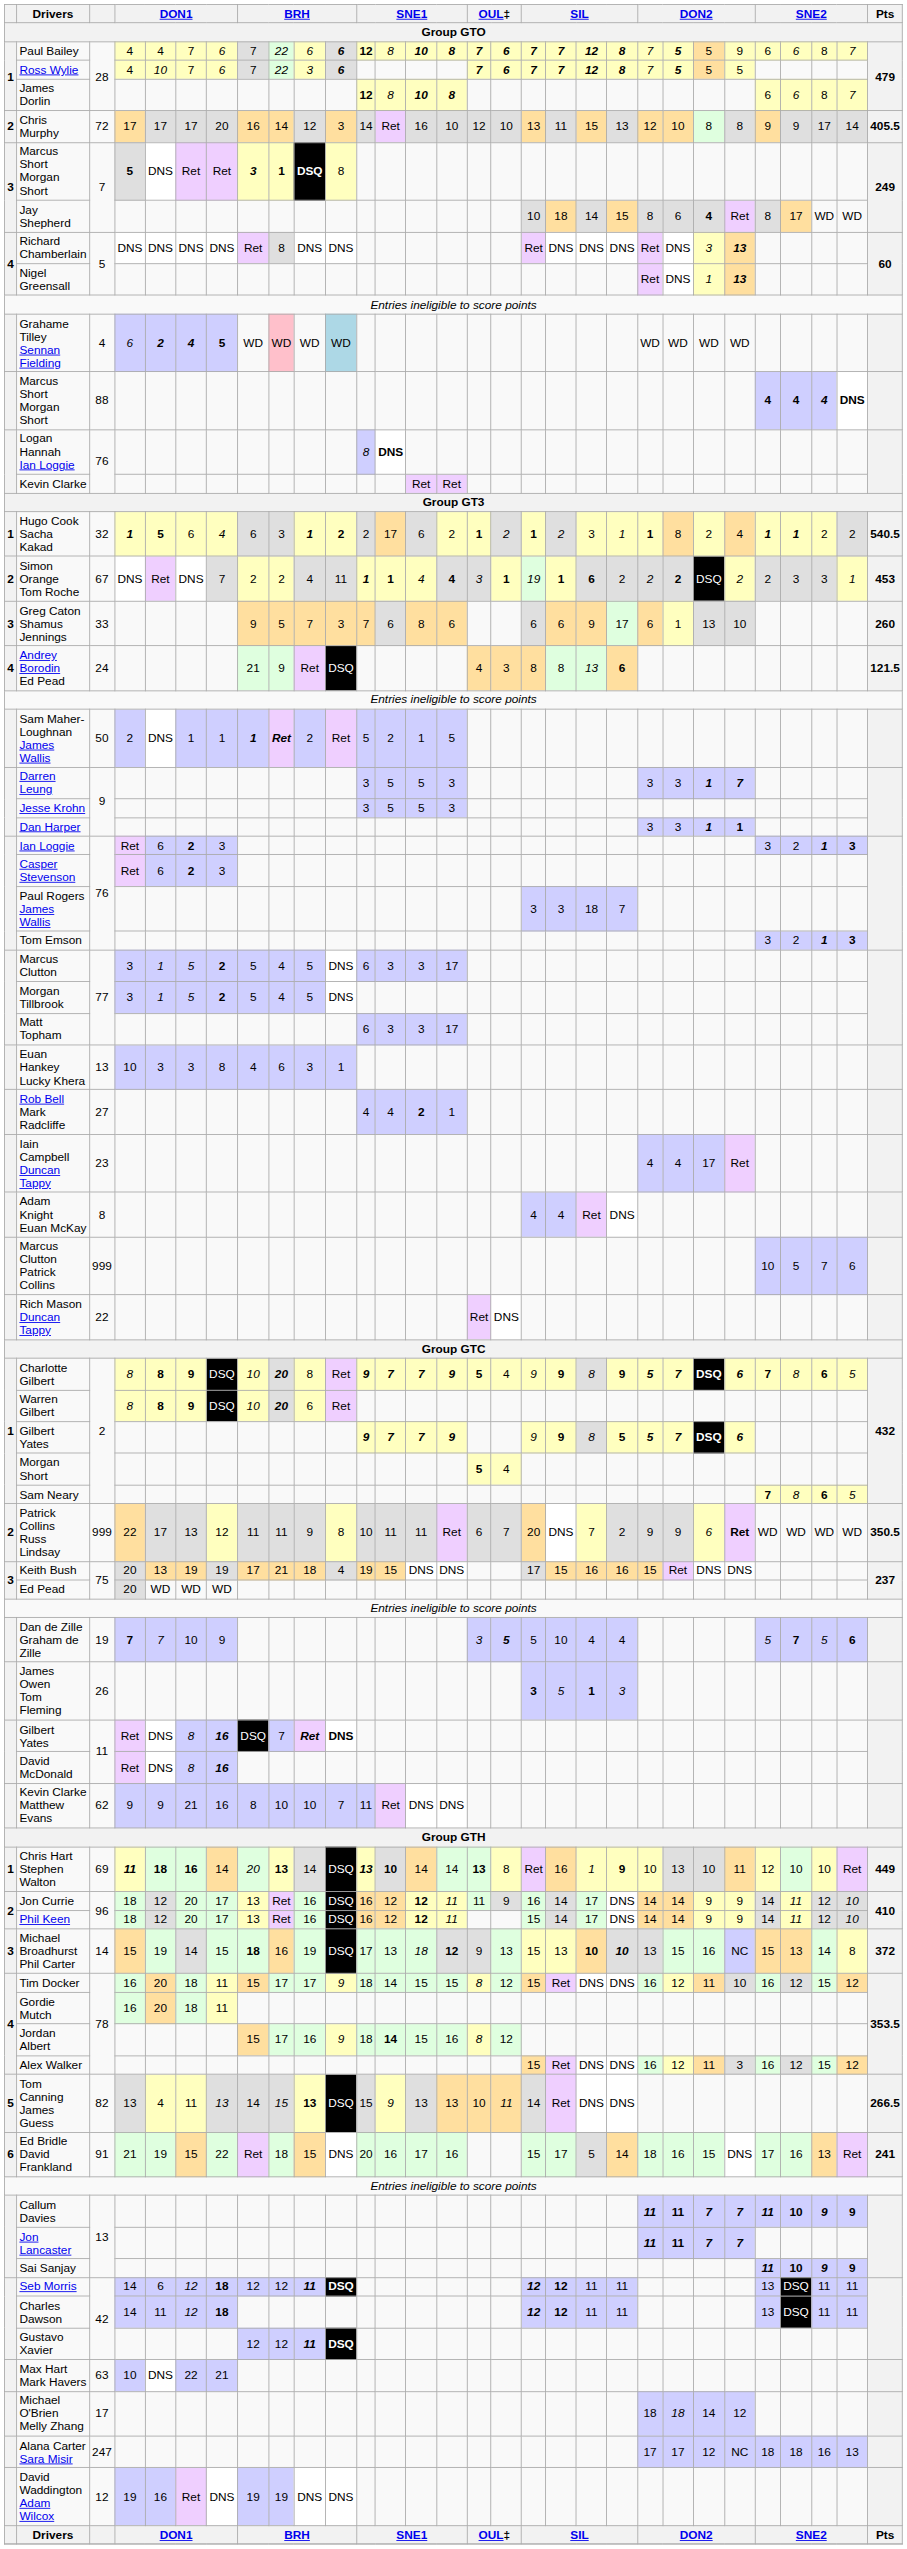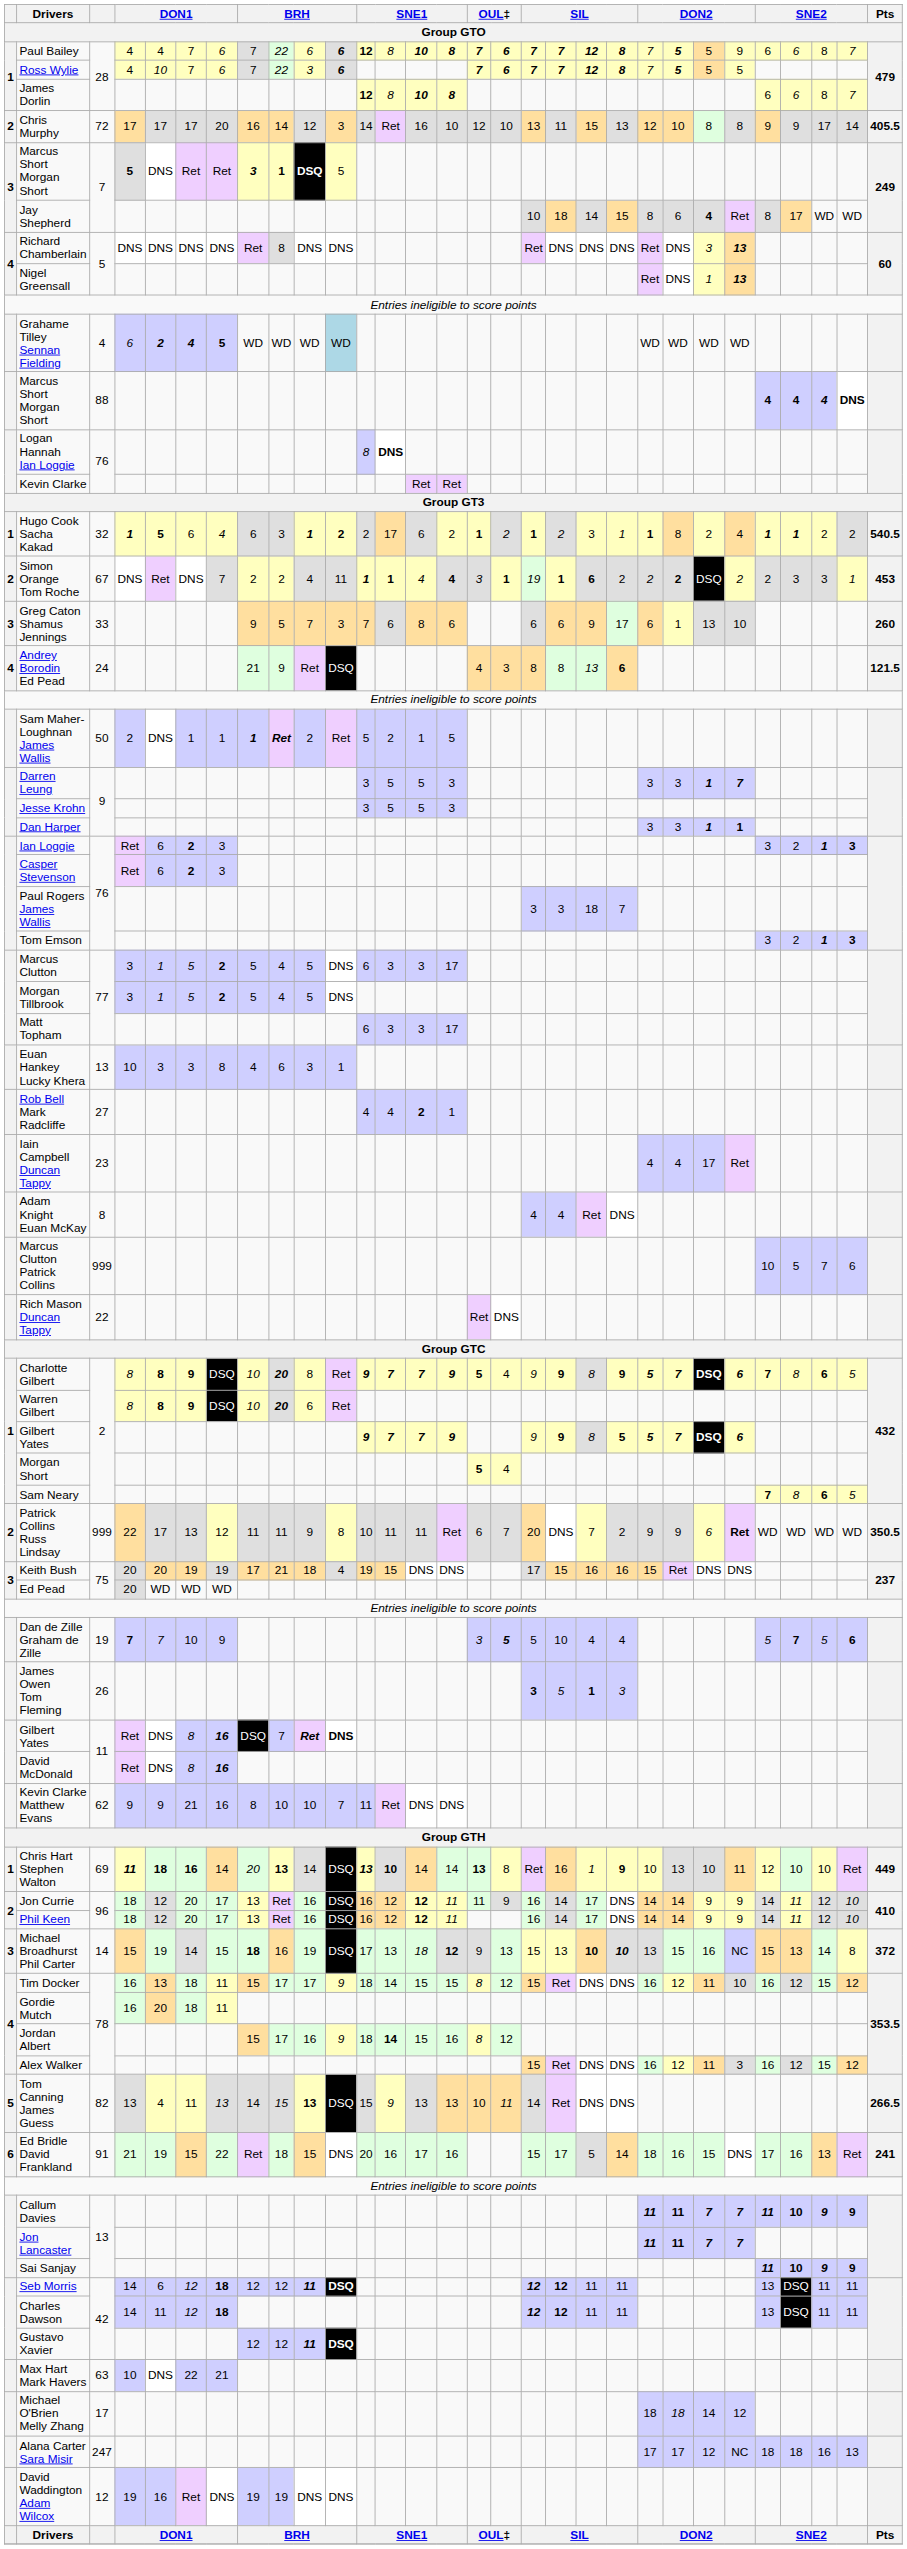(341, 171) 8 -> (341, 171) 5
(281, 342) pink background -> (281, 342) no background
(160, 1570) 13 -> (160, 1570) 20
(534, 1919) 15 -> (534, 1919) 16
(160, 1982) 20 -> (160, 1982) 13
